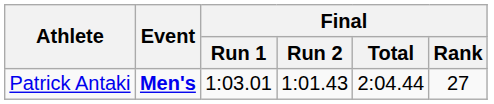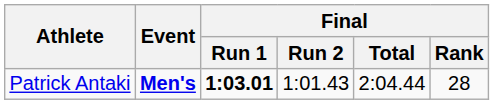(239, 84) normal -> (239, 84) bold
(458, 84) 27 -> (459, 84) 28
